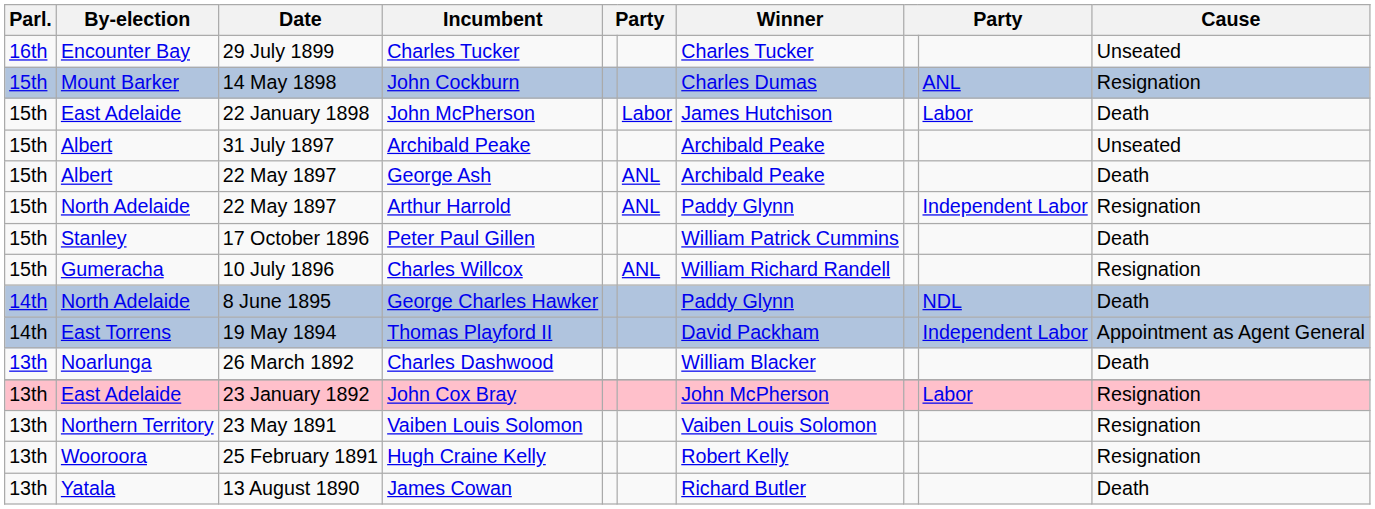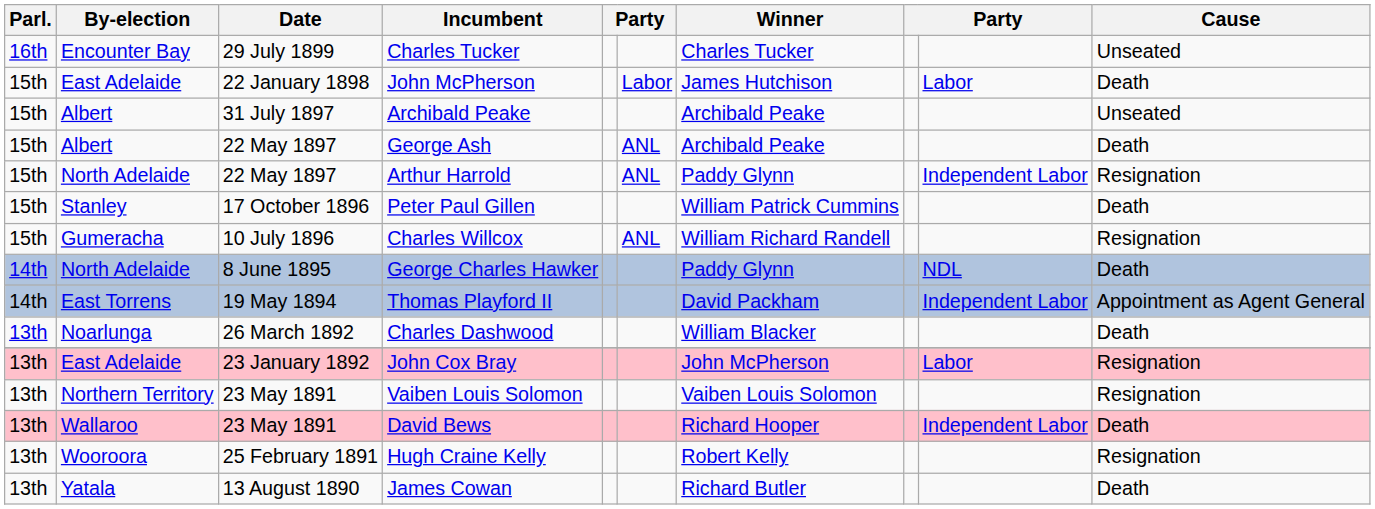- row: (453, 82)
+ row: (439, 425)
